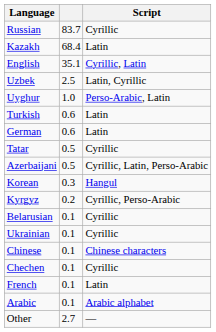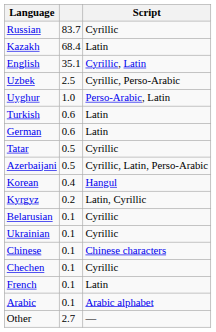(116, 81) Latin, Cyrillic -> (133, 81) Cyrillic, Perso-Arabic
(68, 183) 0.3 -> (68, 183) 0.4
(133, 200) Cyrillic, Perso-Arabic -> (116, 200) Latin, Cyrillic
